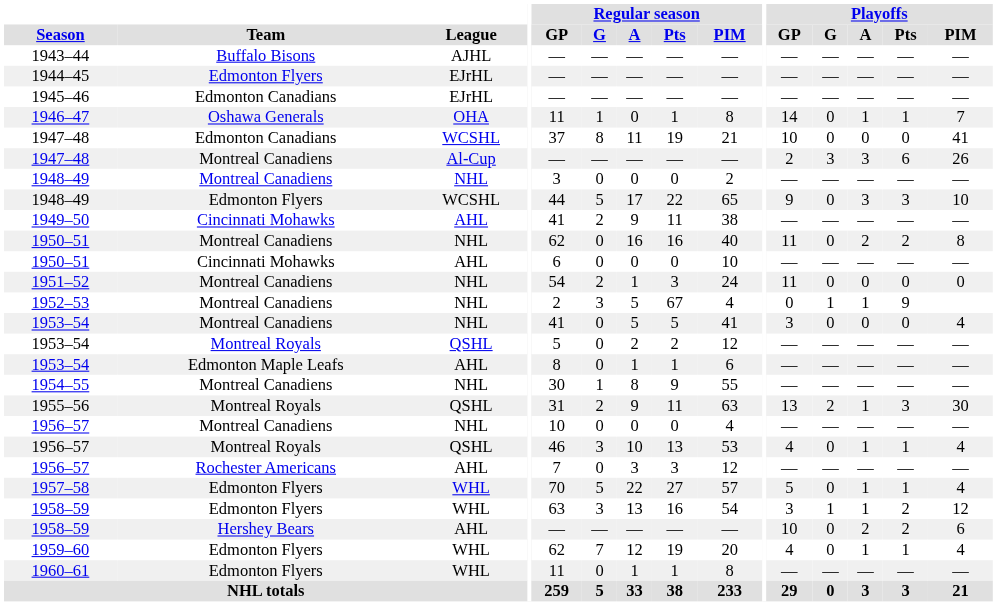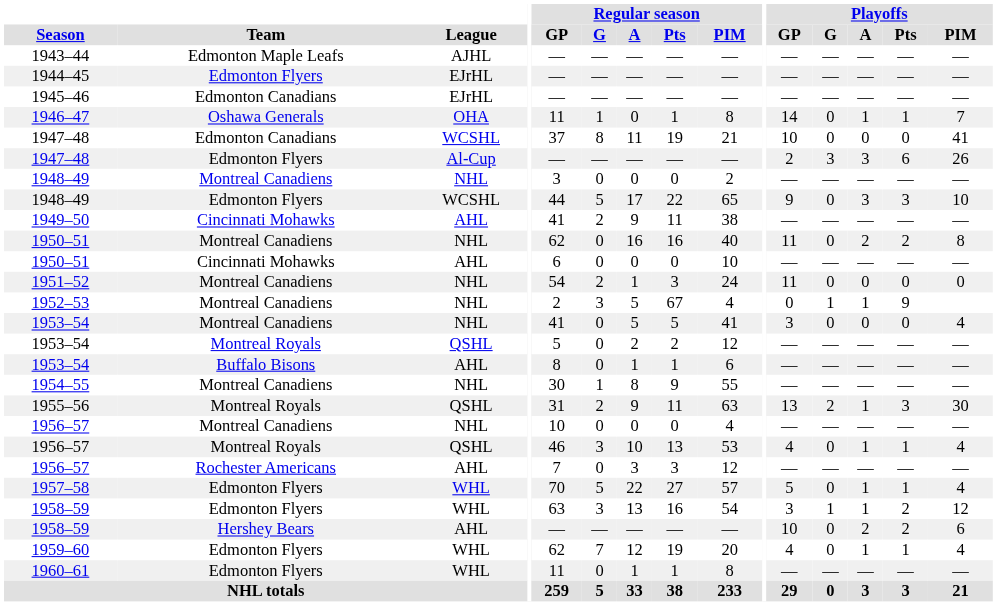(266, 55) Buffalo Bisons -> (266, 55) Edmonton Maple Leafs
(266, 158) Montreal Canadiens -> (266, 158) Edmonton Flyers
(266, 364) Edmonton Maple Leafs -> (266, 364) Buffalo Bisons
